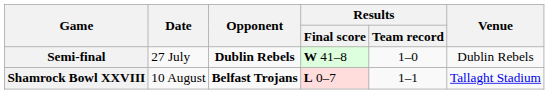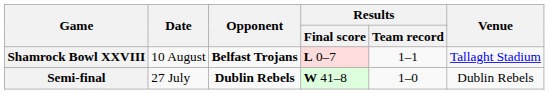rows swapped: (76, 57) <-> (76, 78)
